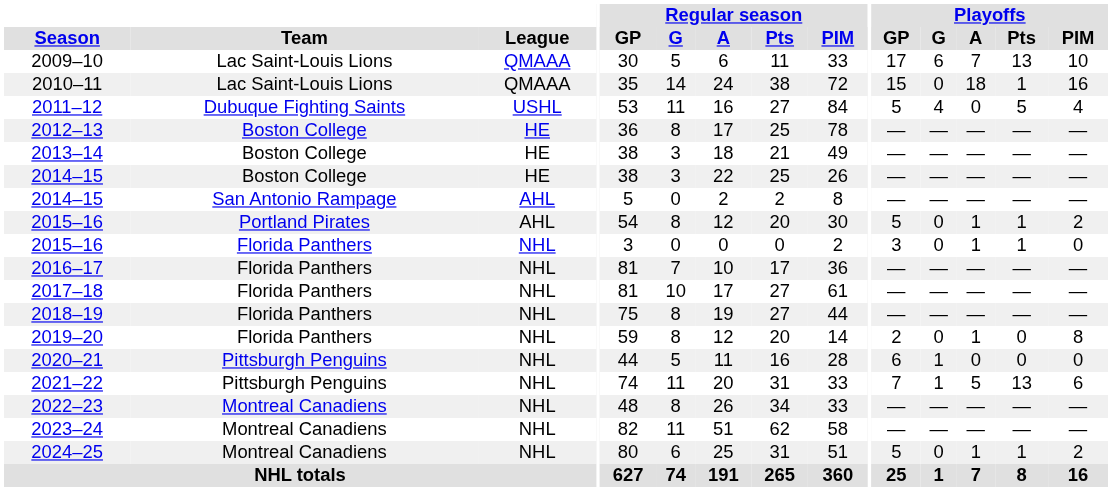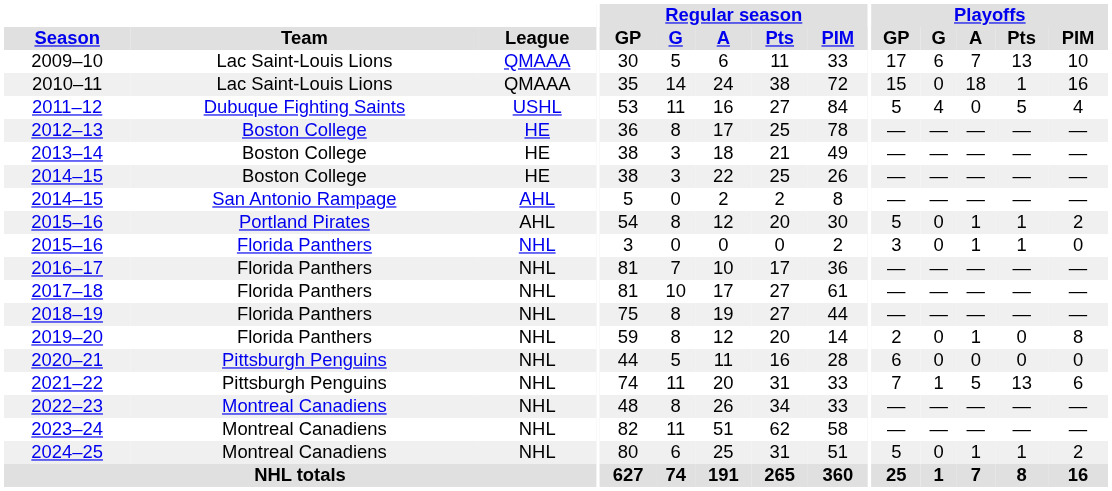(939, 360) 1 -> (939, 360) 0
